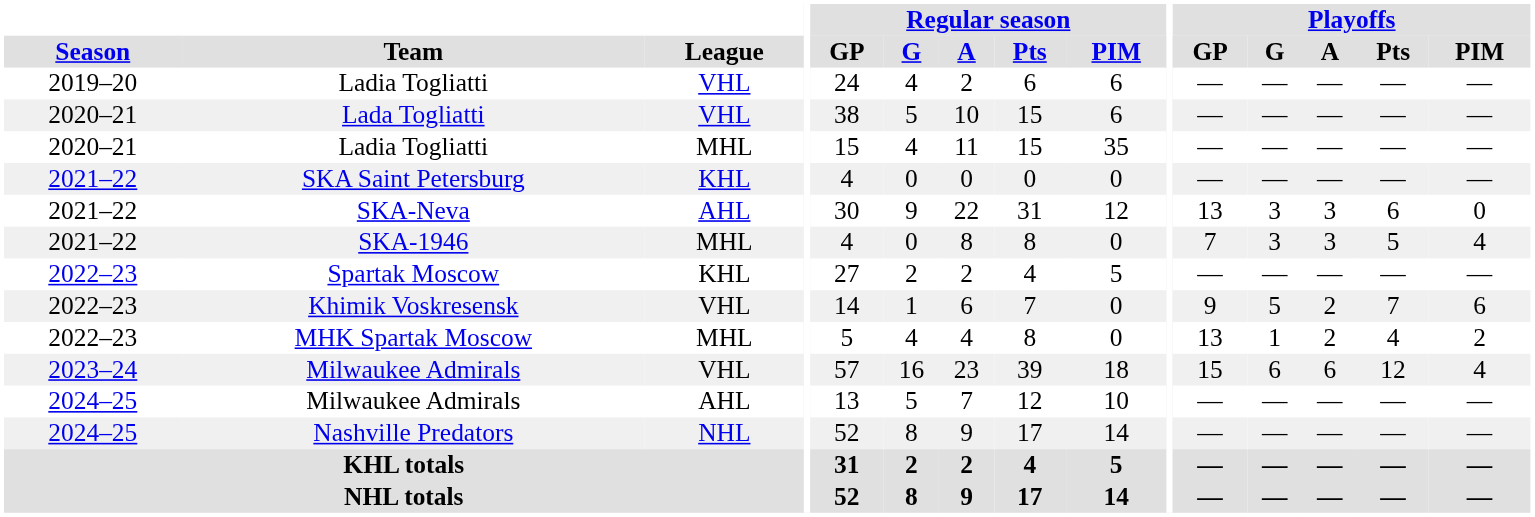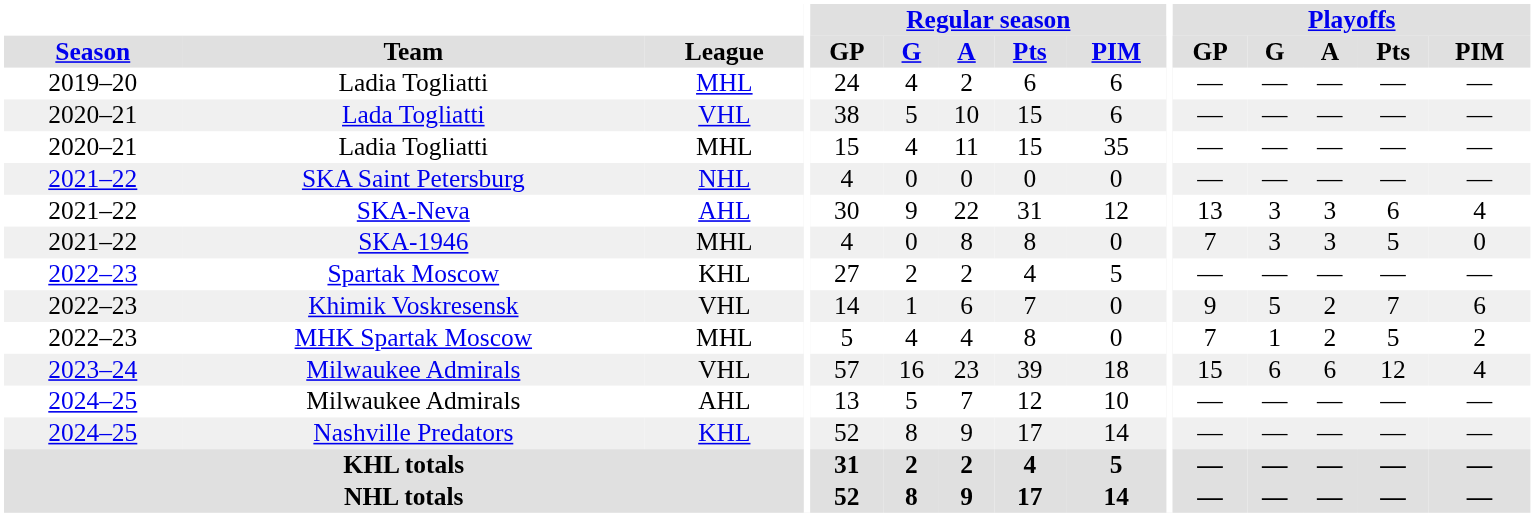(724, 83) VHL -> (724, 83) MHL
(724, 178) KHL -> (724, 178) NHL
(1480, 210) 0 -> (1480, 210) 4
(1480, 242) 4 -> (1480, 242) 0
(1210, 337) 13 -> (1210, 337) 7
(1393, 337) 4 -> (1393, 337) 5
(724, 433) NHL -> (724, 433) KHL
